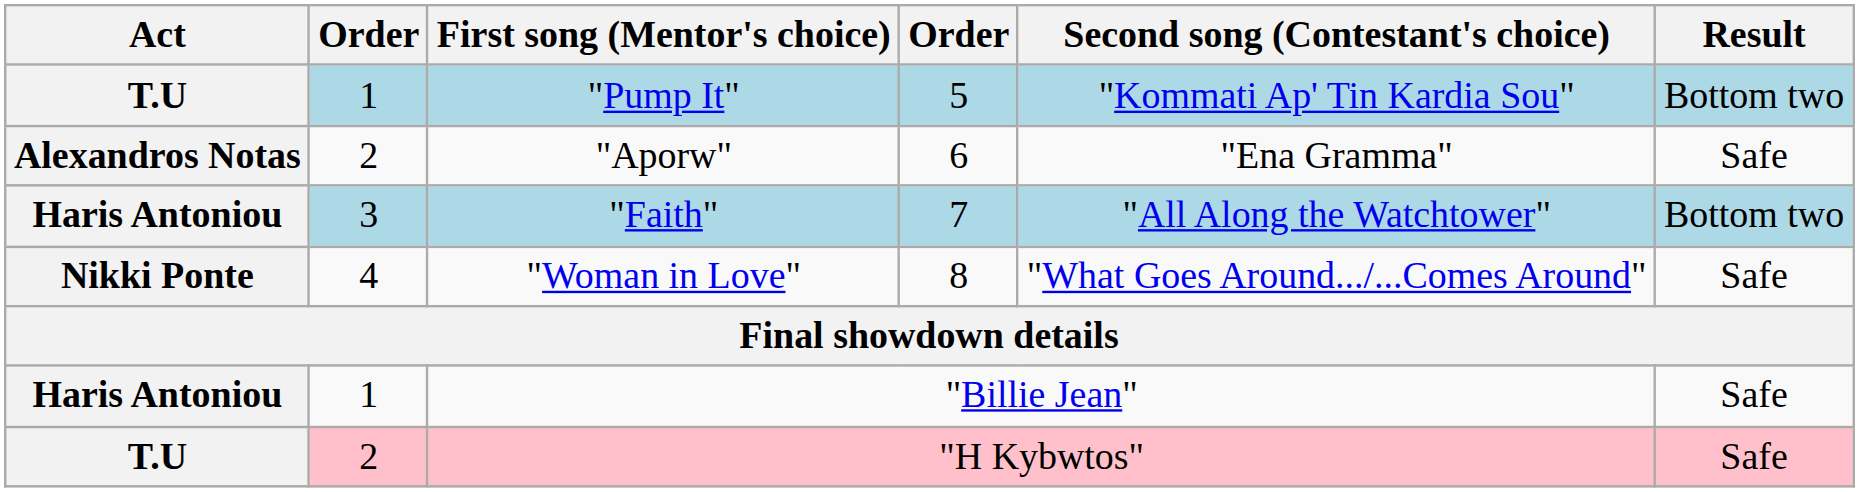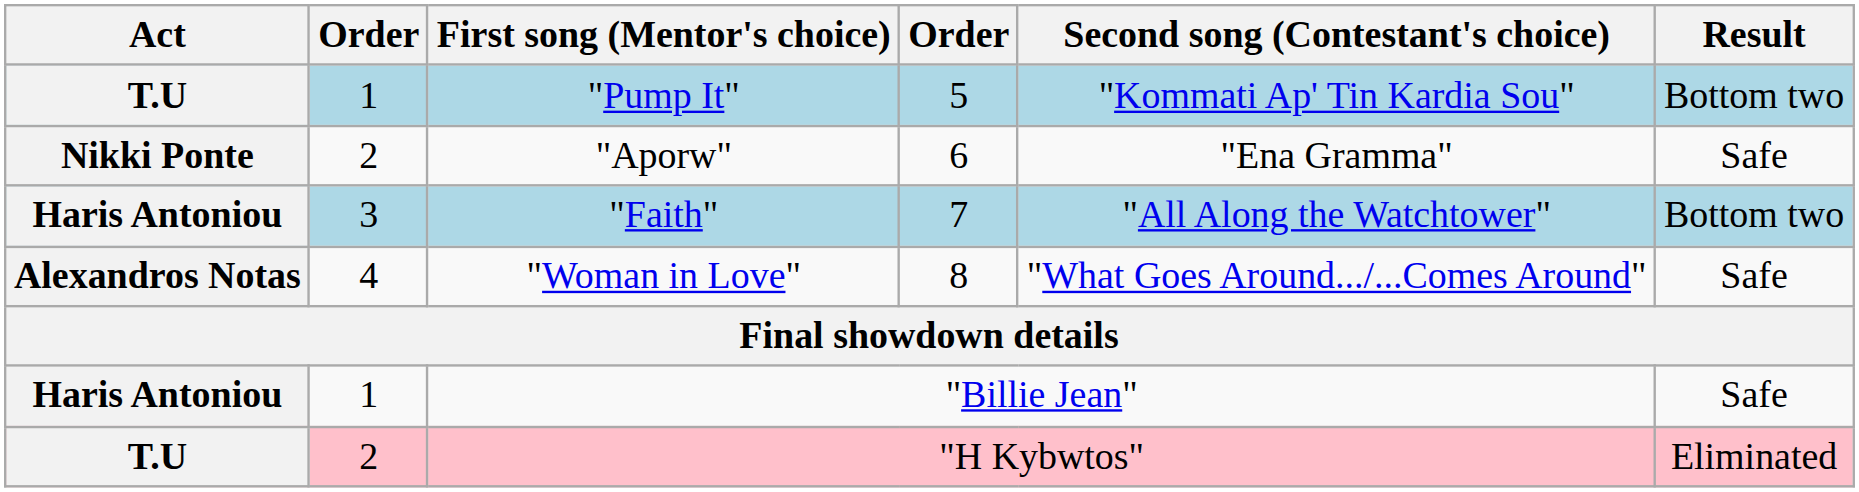(157, 154) Alexandros Notas -> (157, 154) Nikki Ponte
(157, 275) Nikki Ponte -> (157, 275) Alexandros Notas
(1754, 455) Safe -> (1754, 455) Eliminated
